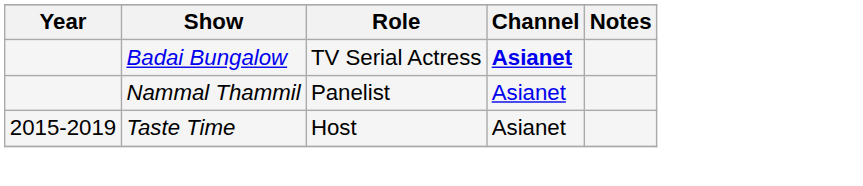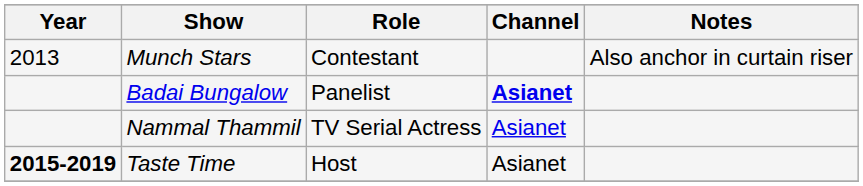+ row: (189, 57)
(396, 57) TV Serial Actress -> (350, 92) Panelist
(350, 92) Panelist -> (396, 127) TV Serial Actress
(63, 127) normal -> (63, 163) bold
